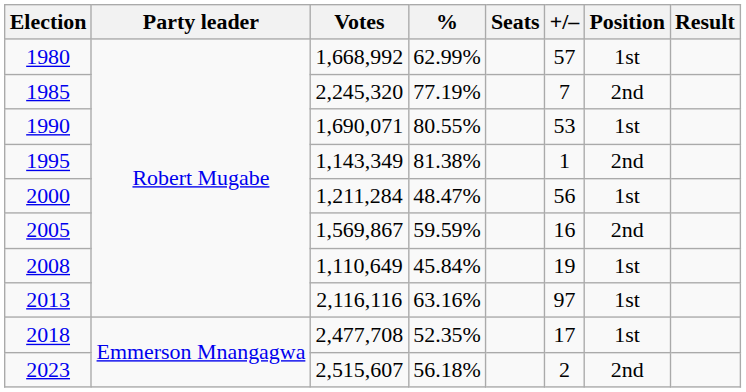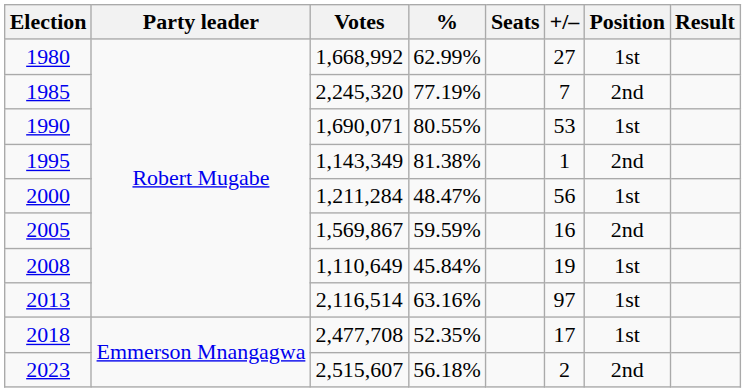(565, 56) 57 -> (565, 56) 27
(359, 299) 2,116,116 -> (359, 299) 2,116,514
